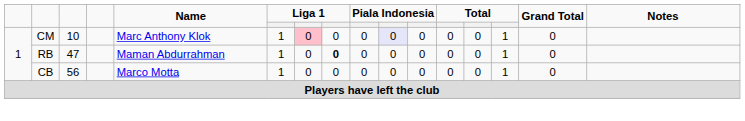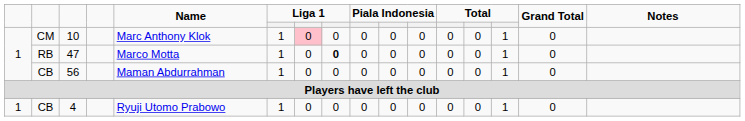(393, 36) lavender background -> (393, 36) no background
(171, 54) Maman Abdurrahman -> (148, 54) Marco Motta
(148, 72) Marco Motta -> (171, 72) Maman Abdurrahman
+ row: (73, 108)
